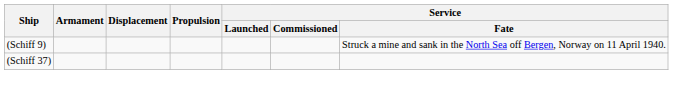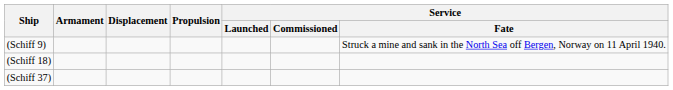+ row: (29, 61)
